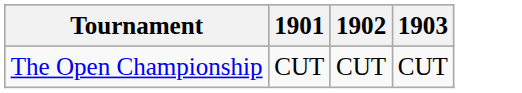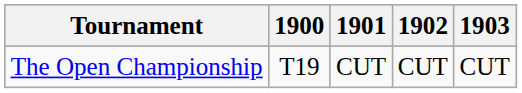+ column: (299, 25)
